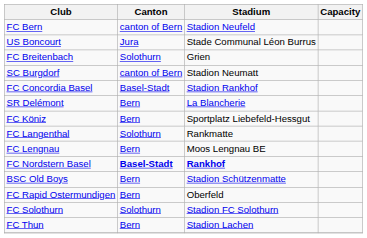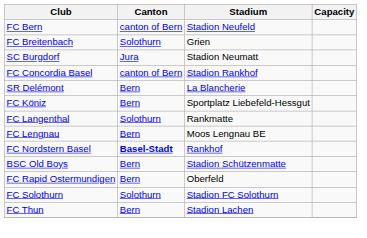- row: (34, 42)
(151, 73) canton of Bern -> (129, 57) Jura
(145, 88) Basel-Stadt -> (151, 73) canton of Bern
(206, 164) bold -> (205, 149) normal
